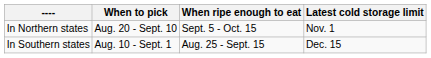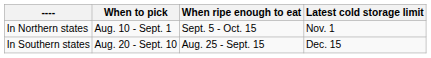(136, 28) Aug. 20 - Sept. 10 -> (133, 28) Aug. 10 - Sept. 1
(133, 45) Aug. 10 - Sept. 1 -> (136, 45) Aug. 20 - Sept. 10
